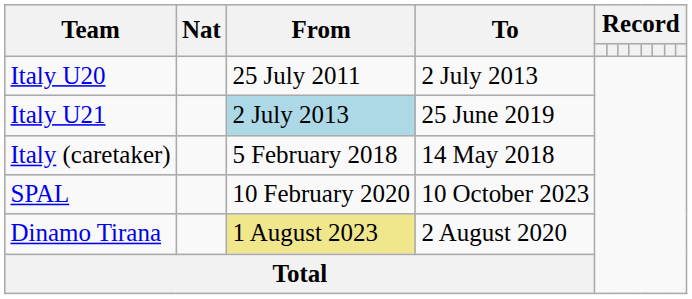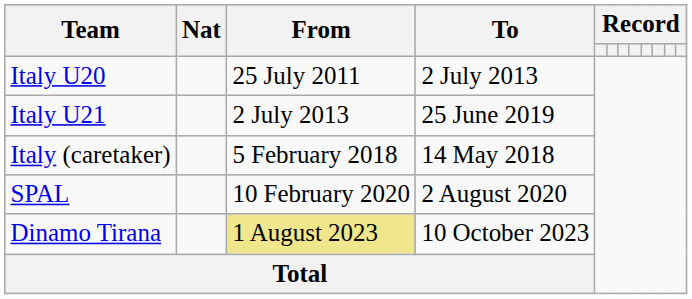(291, 114) lightblue background -> (291, 114) no background
(505, 194) 10 October 2023 -> (494, 194) 2 August 2020
(494, 233) 2 August 2020 -> (505, 233) 10 October 2023
